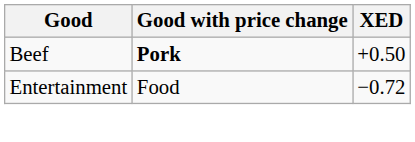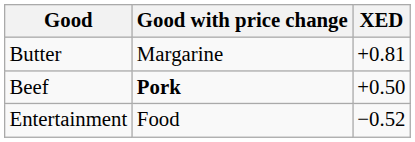+ row: (35, 53)
(381, 86) −0.72 -> (381, 119) −0.52
